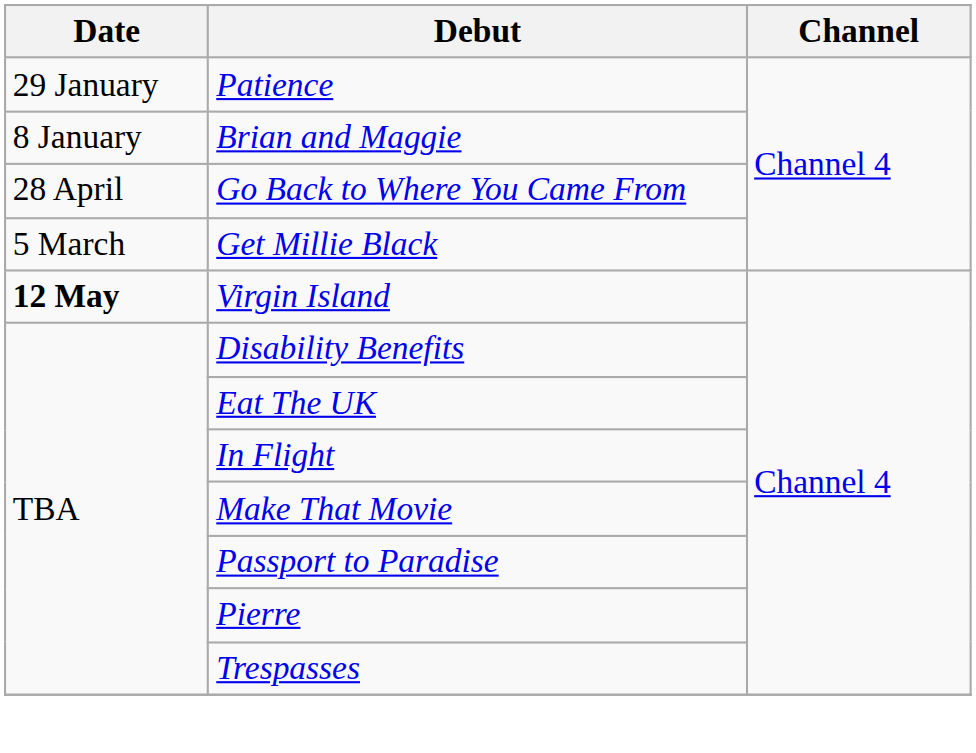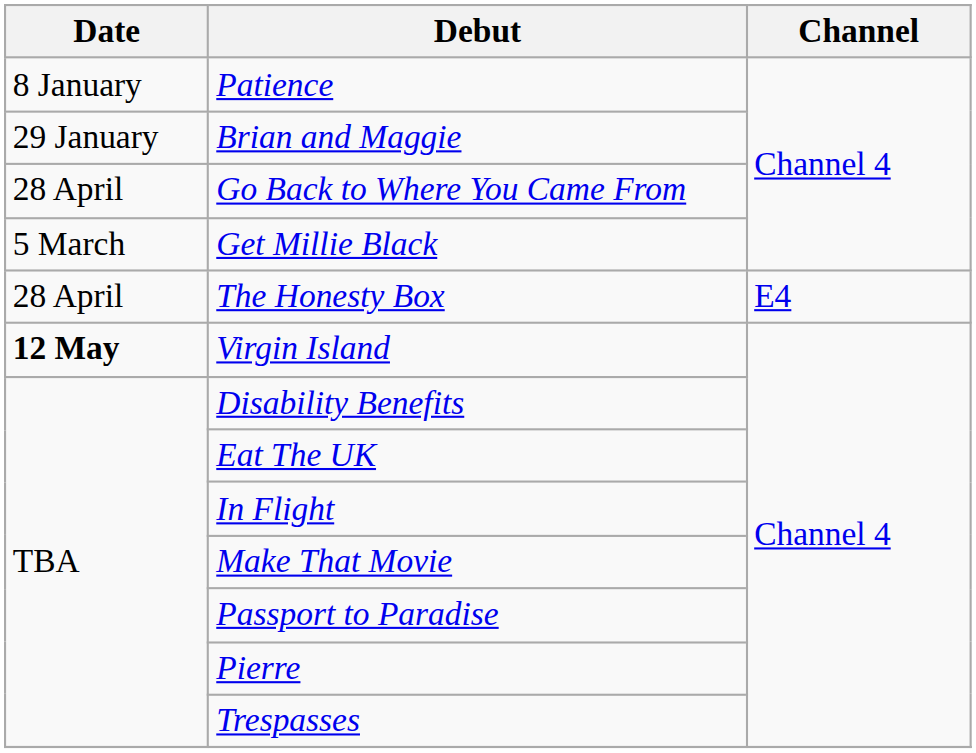(86, 84) 29 January -> (77, 84) 8 January
(77, 137) 8 January -> (86, 137) 29 January
+ row: (330, 296)
